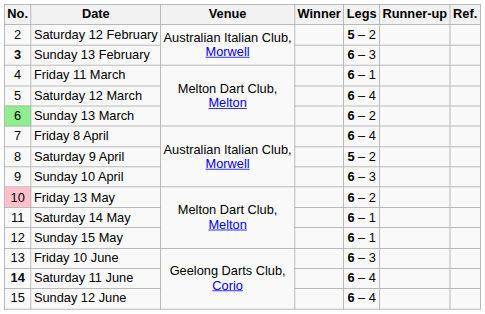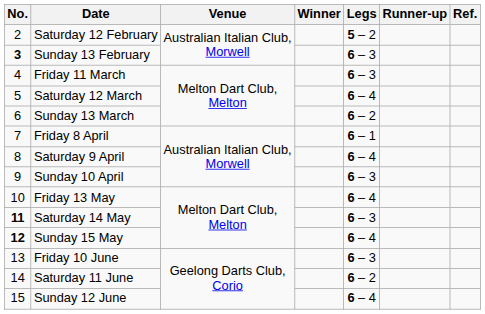(362, 75) 6 – 1 -> (362, 75) 6 – 3
(18, 116) lightgreen background -> (18, 116) no background
(362, 136) 6 – 4 -> (362, 136) 6 – 1
(362, 156) 5 – 2 -> (362, 156) 6 – 4
(18, 197) pink background -> (18, 197) no background
(362, 197) 6 – 2 -> (362, 197) 6 – 4
(18, 217) normal -> (18, 217) bold
(362, 217) 6 – 1 -> (362, 217) 6 – 3
(18, 237) normal -> (18, 237) bold
(362, 237) 6 – 1 -> (362, 237) 6 – 4
(18, 278) bold -> (18, 278) normal
(362, 278) 6 – 4 -> (362, 278) 6 – 2
